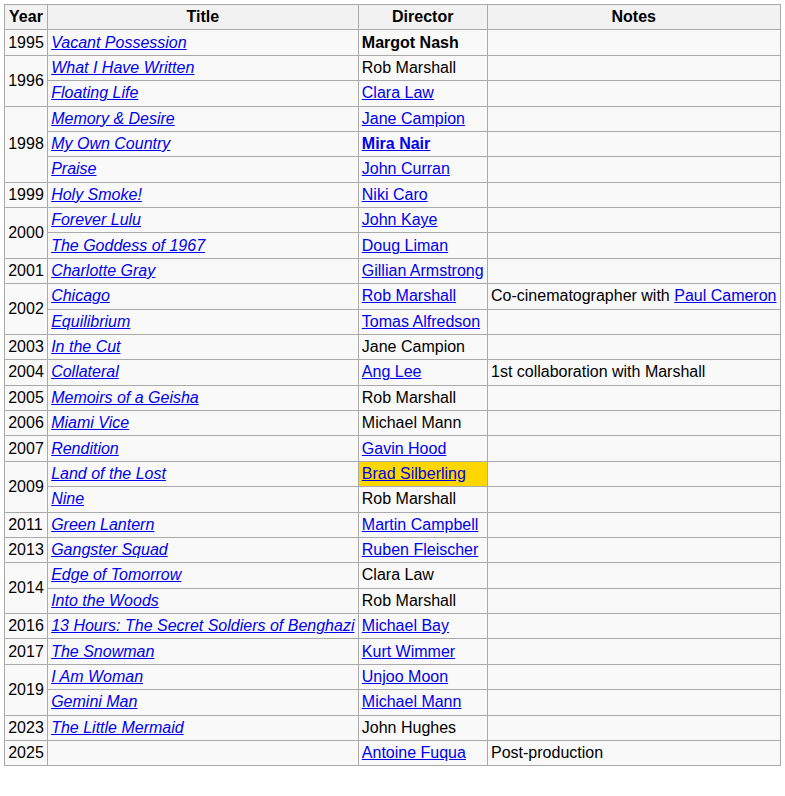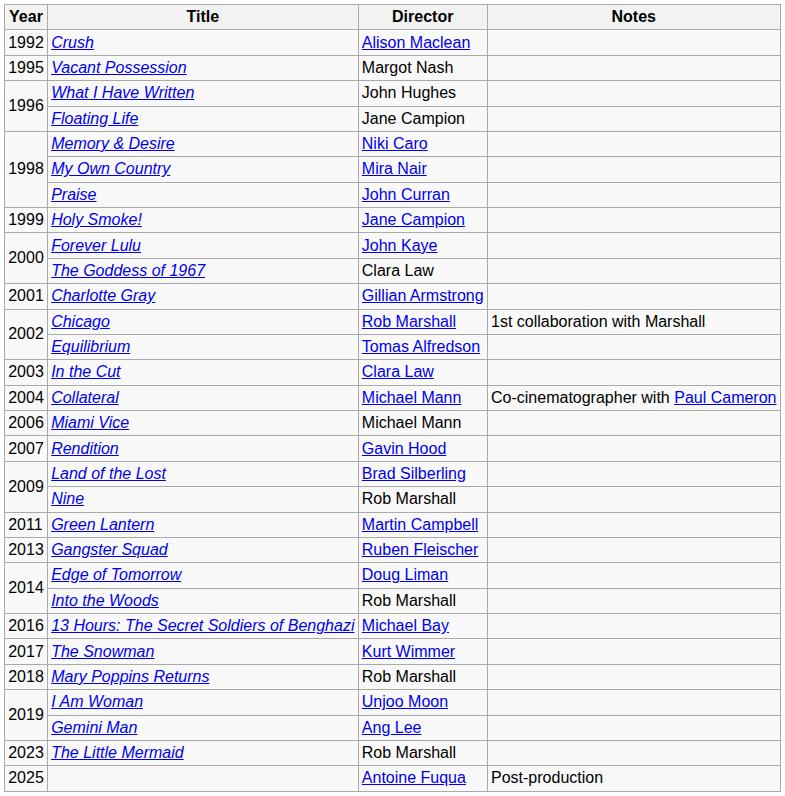+ row: (26, 42)
(410, 42) bold -> (408, 67) normal
(409, 67) Rob Marshall -> (409, 93) John Hughes
(398, 93) Clara Law -> (413, 118) Jane Campion
(413, 118) Jane Campion -> (395, 144) Niki Caro
(396, 144) bold -> (394, 169) normal
(395, 194) Niki Caro -> (413, 220) Jane Campion
(405, 245) Doug Liman -> (398, 270) Clara Law
(634, 296) Co-cinematographer with Paul Cameron -> (598, 321) 1st collaboration with Marshall
(413, 347) Jane Campion -> (398, 372) Clara Law
(392, 372) Ang Lee -> (412, 397) Michael Mann
(598, 372) 1st collaboration with Marshall -> (634, 397) Co-cinematographer with Paul Cameron
- row: (26, 397)
(414, 473) gold background -> (414, 473) no background
(398, 575) Clara Law -> (405, 575) Doug Liman
+ row: (26, 676)
(412, 702) Michael Mann -> (392, 727) Ang Lee
(409, 727) John Hughes -> (409, 753) Rob Marshall
